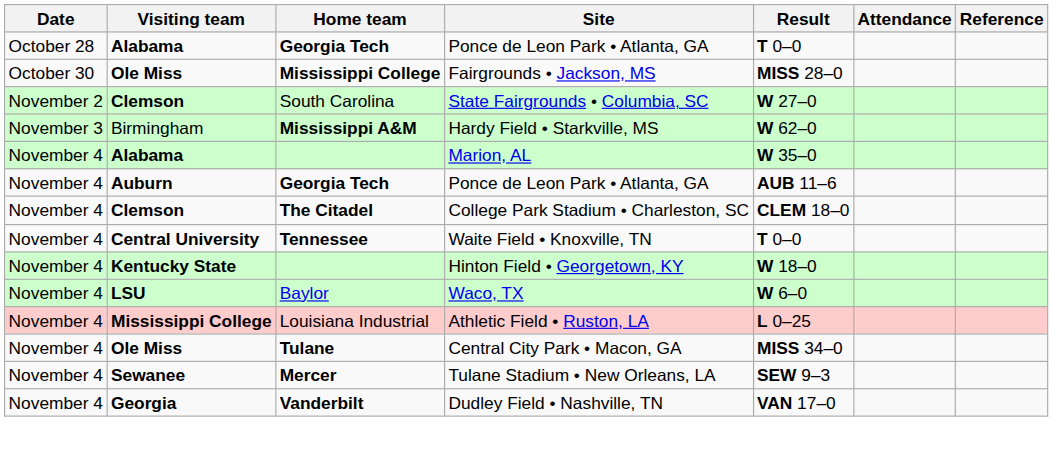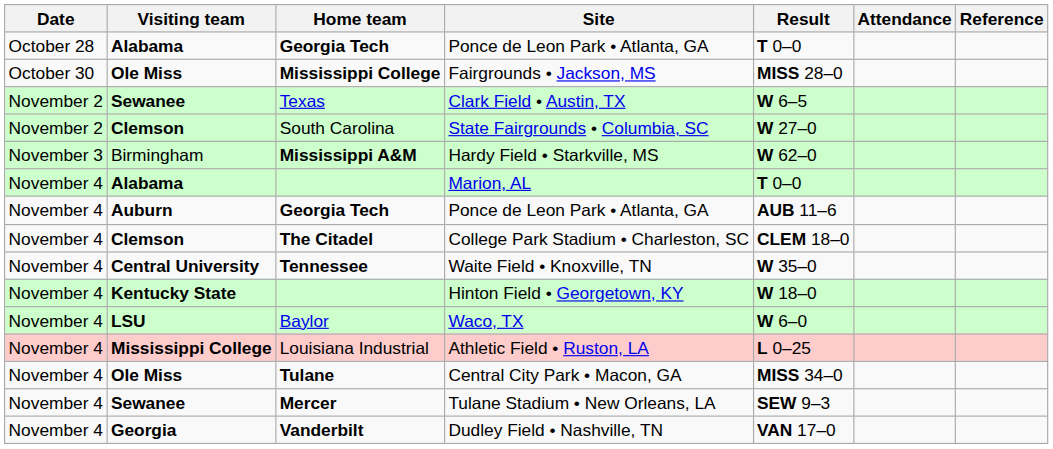+ row: (148, 101)
(787, 156) W 35–0 -> (779, 183) T 0–0
(779, 238) T 0–0 -> (787, 265) W 35–0
